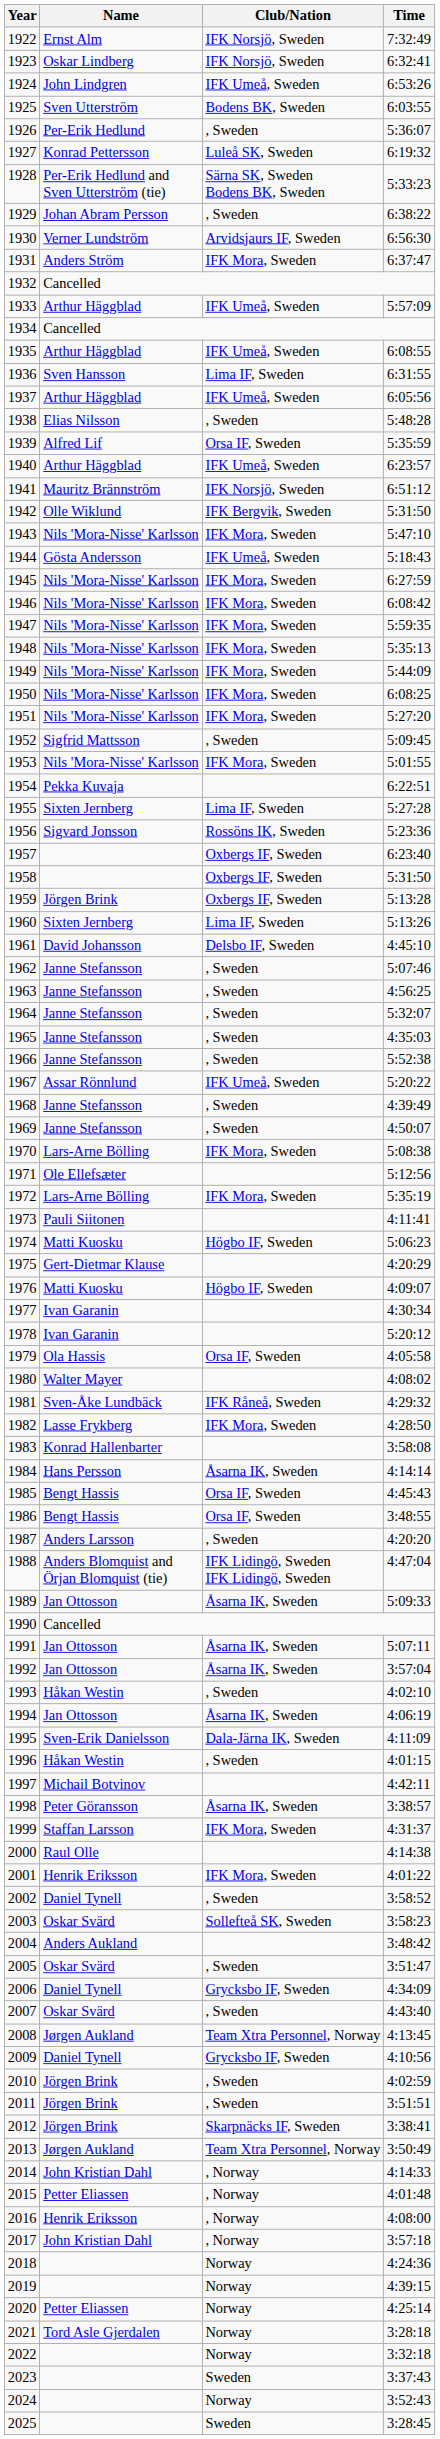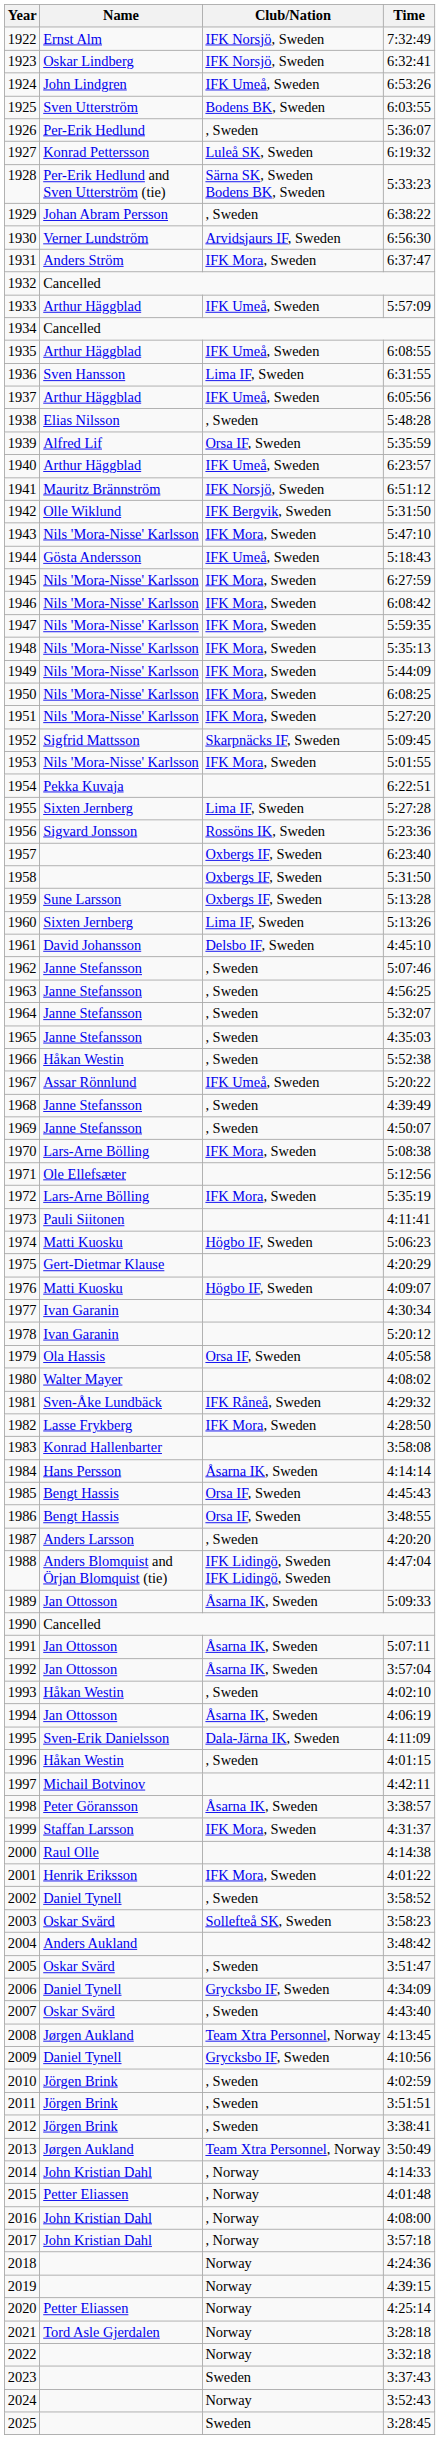(232, 740) , Sweden -> (273, 740) Skarpnäcks IF, Sweden
(80, 899) Jörgen Brink -> (82, 899) Sune Larsson
(93, 1059) Janne Stefansson -> (83, 1059) Håkan Westin
(273, 2126) Skarpnäcks IF, Sweden -> (232, 2126) , Sweden
(90, 2217) Henrik Eriksson -> (98, 2217) John Kristian Dahl
